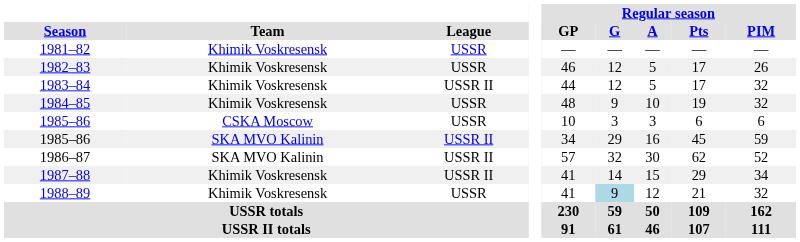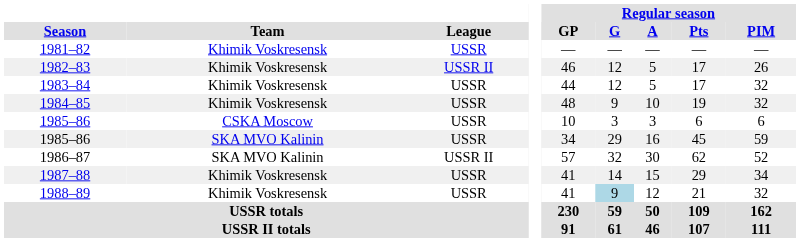(469, 67) USSR -> (469, 67) USSR II
(469, 85) USSR II -> (469, 85) USSR
(469, 139) USSR II -> (469, 139) USSR
(469, 175) USSR II -> (469, 175) USSR
